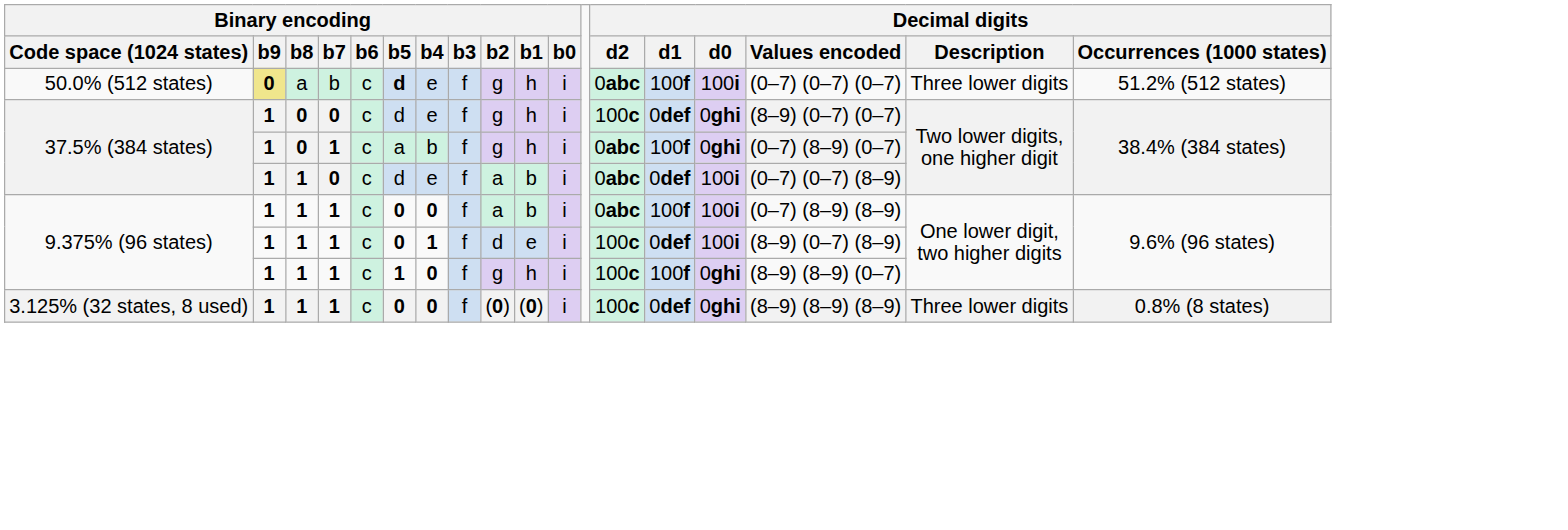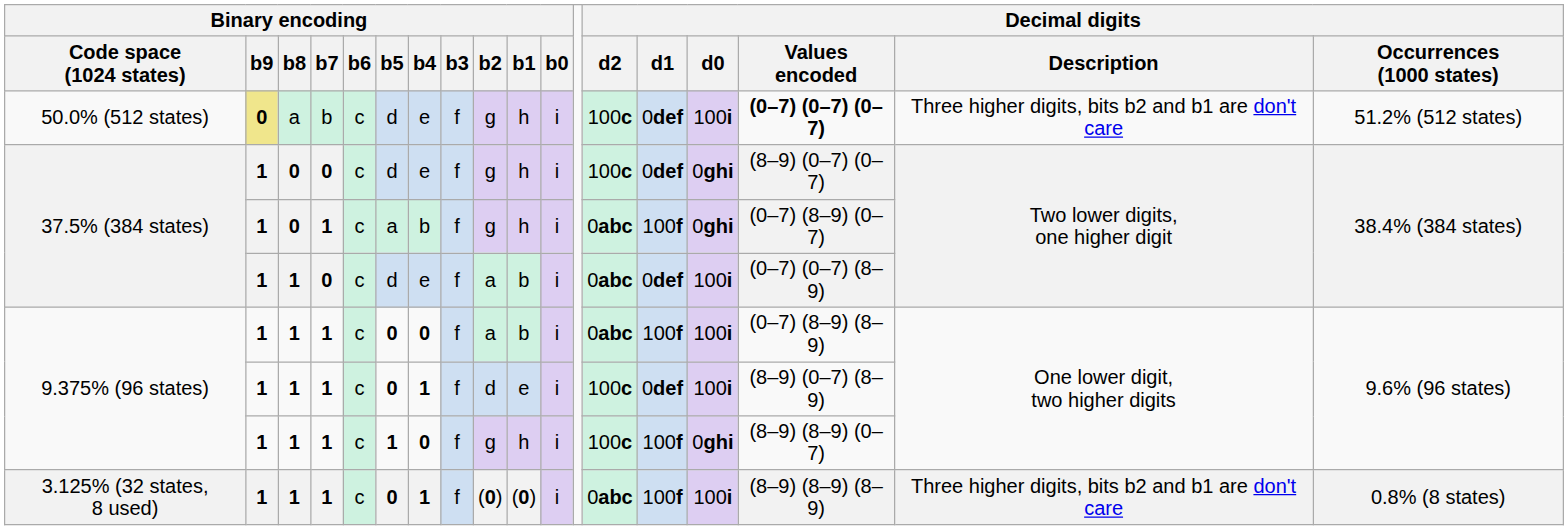(399, 83) bold -> (392, 117) normal
(617, 83) 0abc -> (610, 117) 100c
(670, 83) 100f -> (663, 117) 0def
(826, 83) normal -> (816, 117) bold
(989, 83) Three lower digits -> (1104, 117) Three higher digits, bits b2 and b1 are don't care
(432, 305) 0 -> (425, 497) 1
(617, 305) 100c -> (610, 497) 0abc
(670, 305) 0def -> (663, 497) 100f
(720, 305) 0ghi -> (713, 497) 100i
(989, 305) Three lower digits -> (1104, 497) Three higher digits, bits b2 and b1 are don't care
